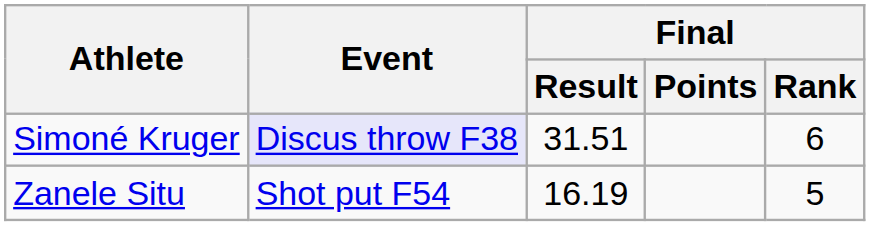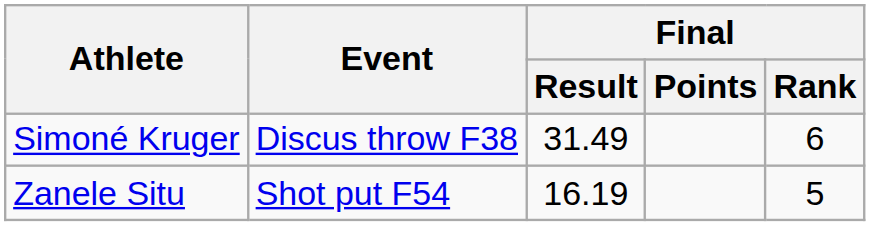(387, 140) lavender background -> (387, 140) no background
(586, 140) 31.51 -> (586, 140) 31.49
